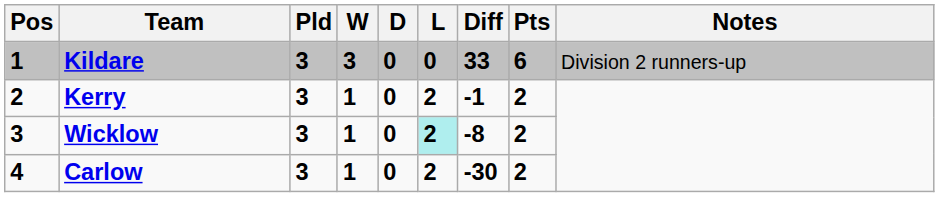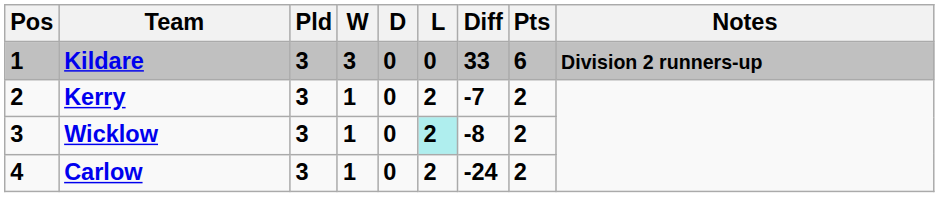(654, 61) normal -> (662, 60) bold
(474, 97) -1 -> (474, 97) -7
(481, 172) -30 -> (481, 172) -24
